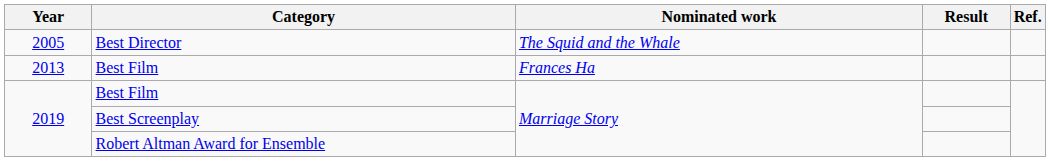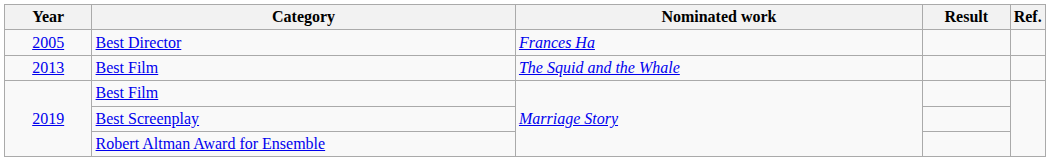(599, 42) The Squid and the Whale -> (557, 42) Frances Ha
(557, 67) Frances Ha -> (599, 67) The Squid and the Whale
